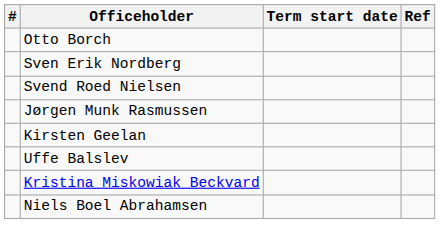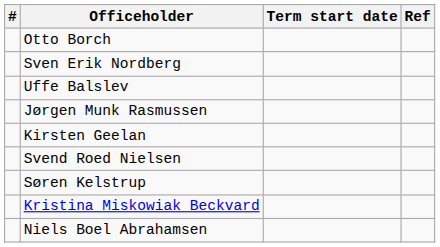rows swapped: (102, 88) <-> (76, 159)
+ row: (85, 183)
